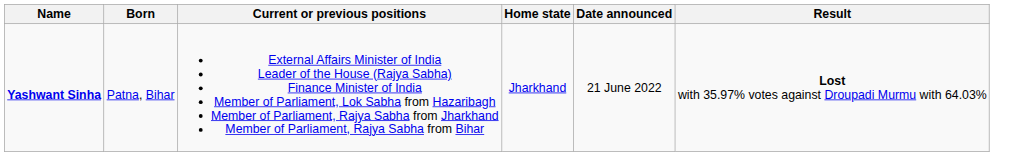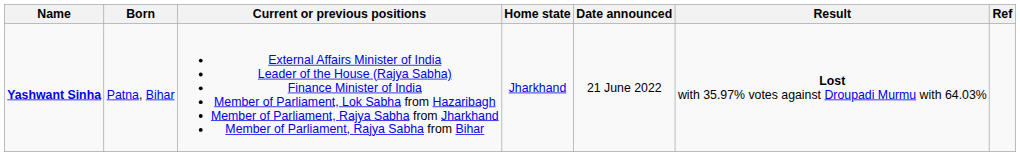+ column: (1002, 14)
